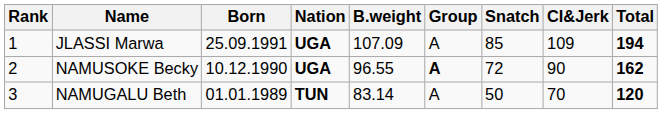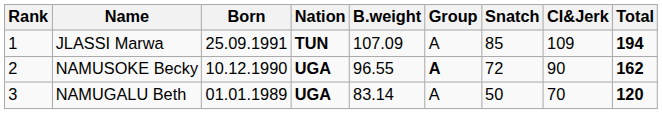(313, 43) UGA -> (312, 43) TUN
(312, 95) TUN -> (313, 95) UGA
